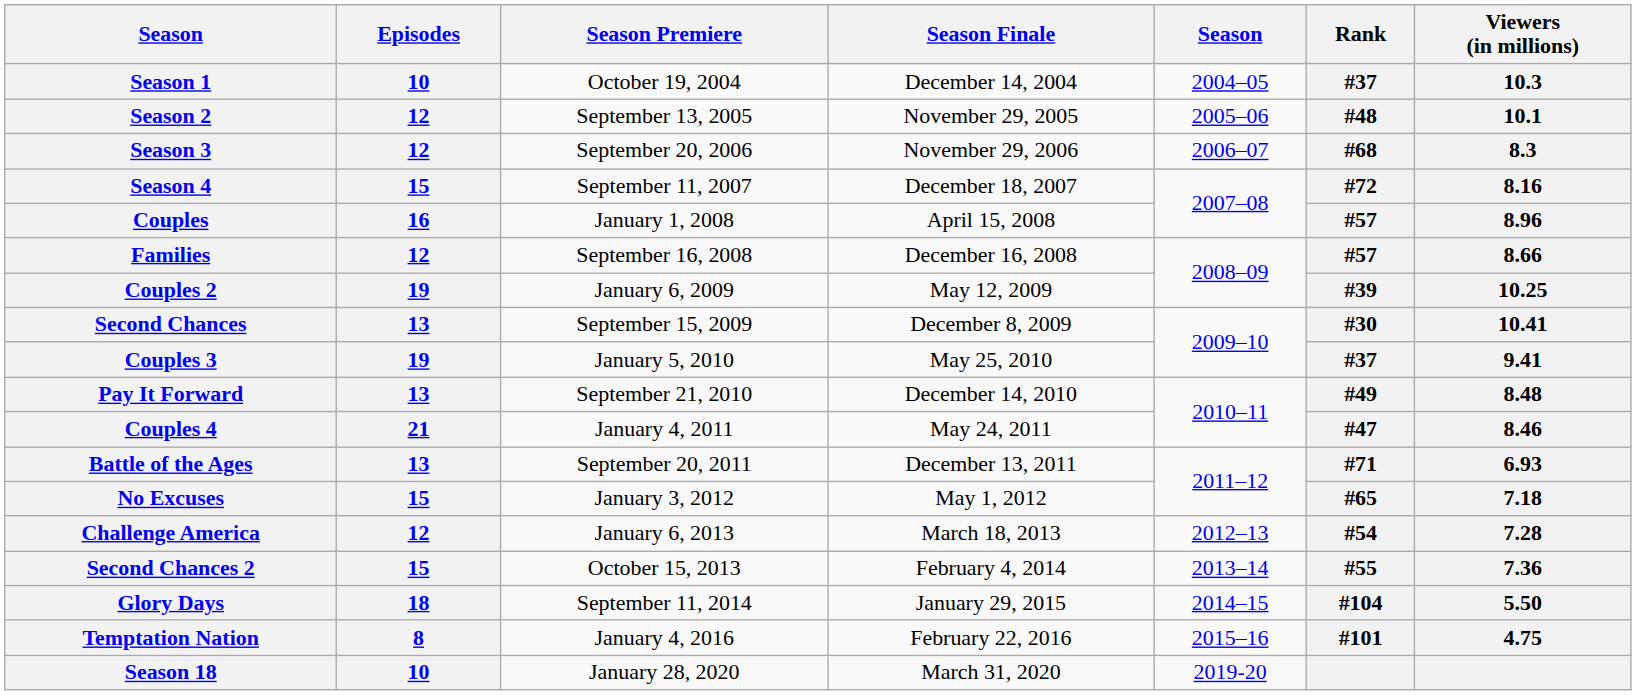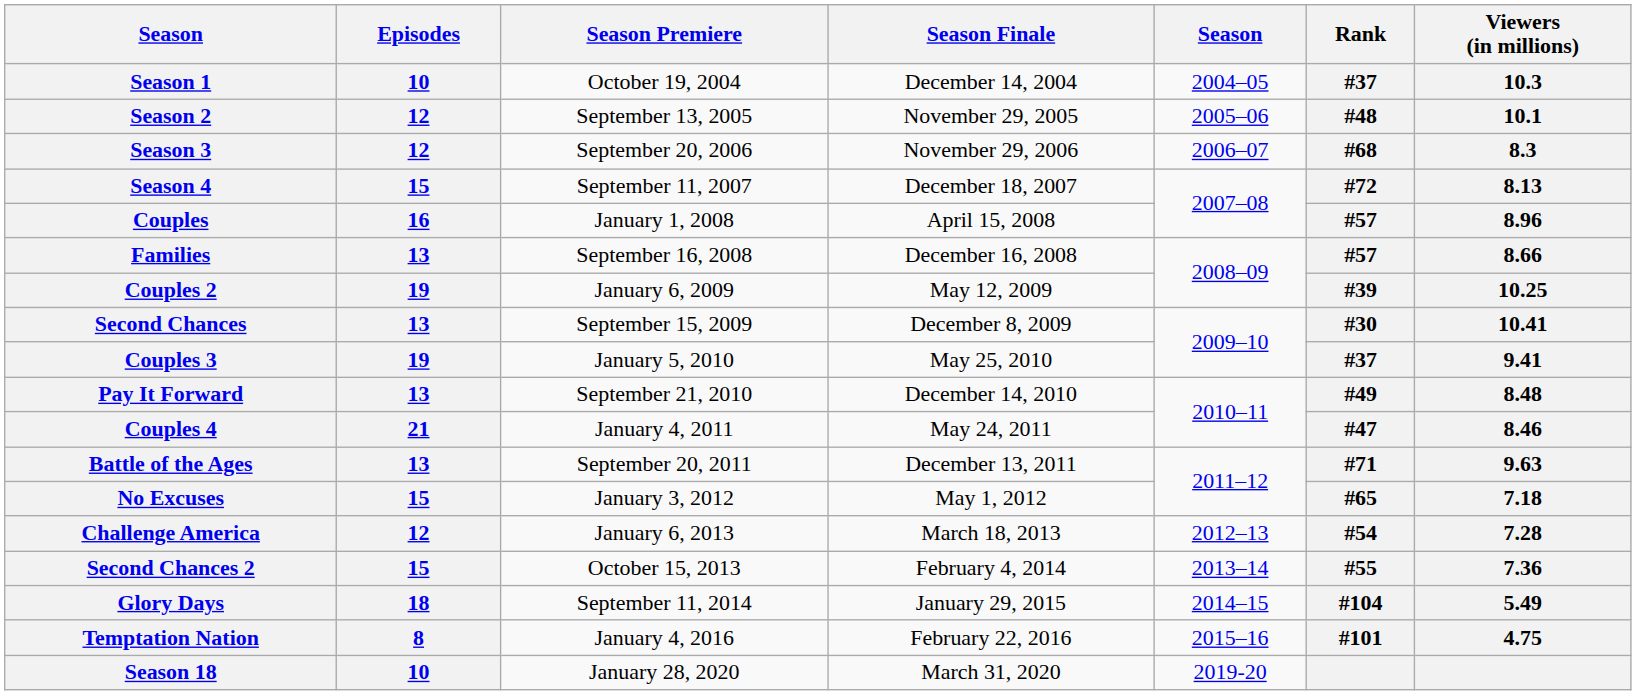(1523, 185) 8.16 -> (1523, 185) 8.13
(419, 255) 12 -> (419, 255) 13
(1523, 463) 6.93 -> (1523, 463) 9.63
(1523, 602) 5.50 -> (1523, 602) 5.49
